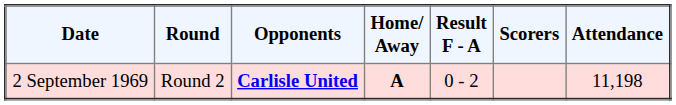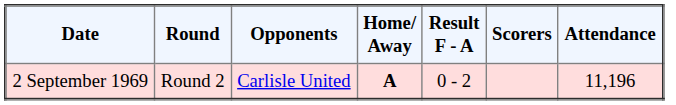(298, 80) bold -> (294, 80) normal
(617, 80) 11,198 -> (610, 80) 11,196
